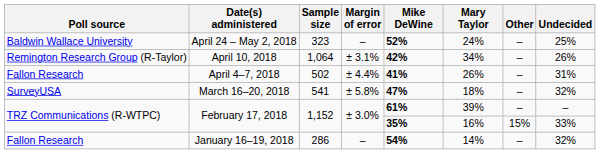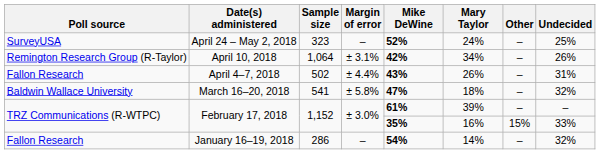(70, 41) Baldwin Wallace University -> (34, 41) SurveyUSA
(397, 75) 41% -> (397, 75) 43%
(34, 91) SurveyUSA -> (70, 91) Baldwin Wallace University
